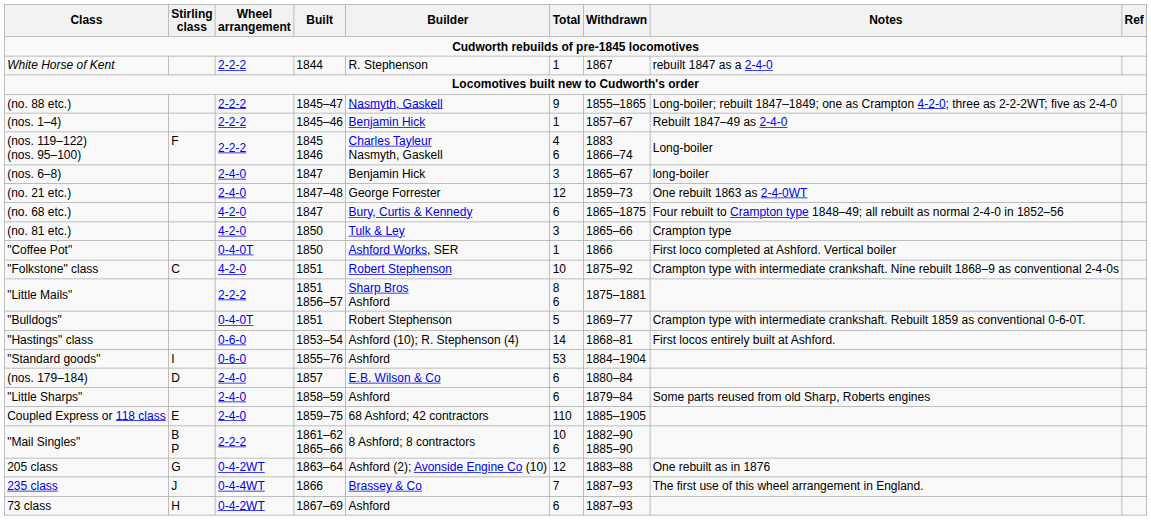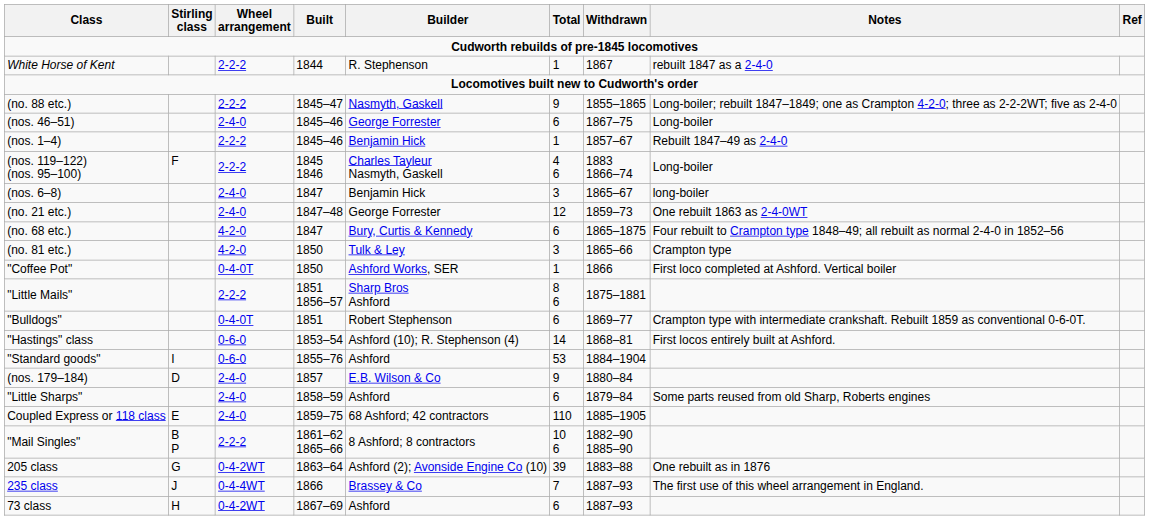+ row: (41, 122)
- row: (53, 269)
(556, 320) 5 -> (556, 320) 6
(556, 378) 6 -> (556, 378) 9
(559, 467) 12 -> (559, 467) 39
